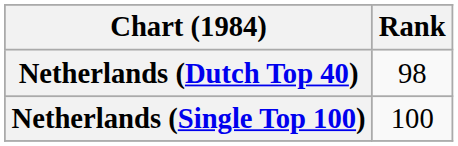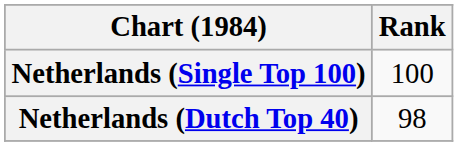rows swapped: (189, 72) <-> (189, 118)
